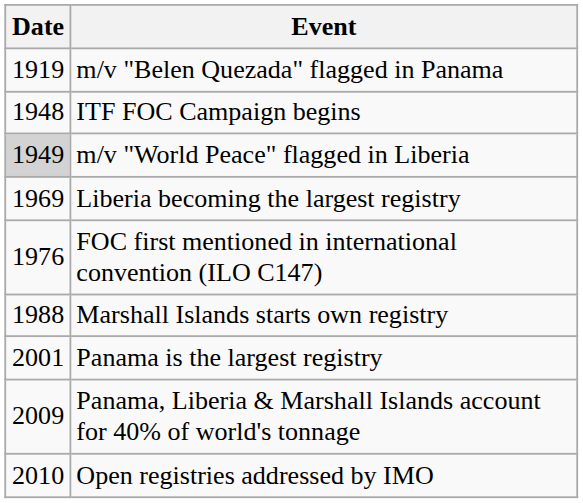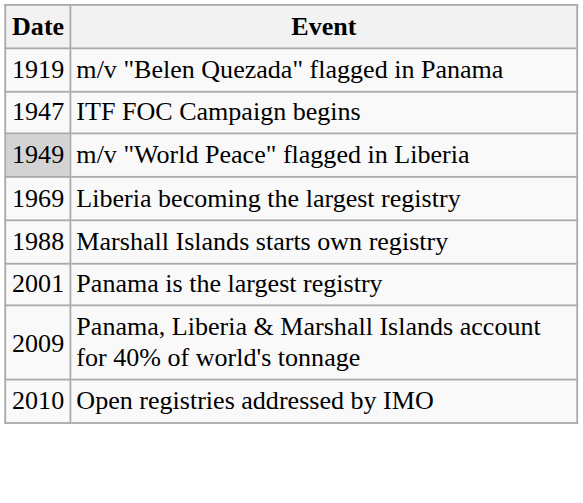(38, 112) 1948 -> (38, 112) 1947
- row: (267, 256)
